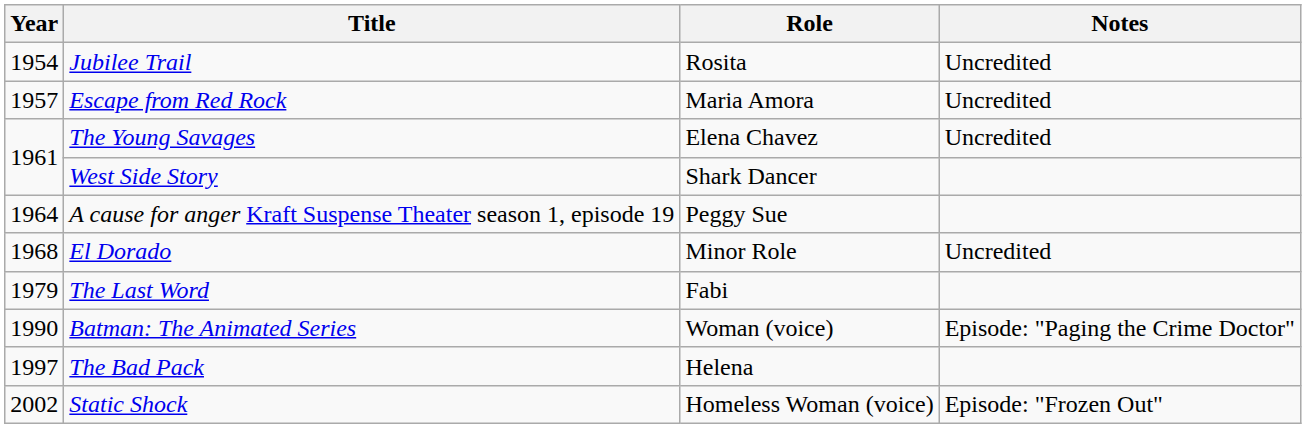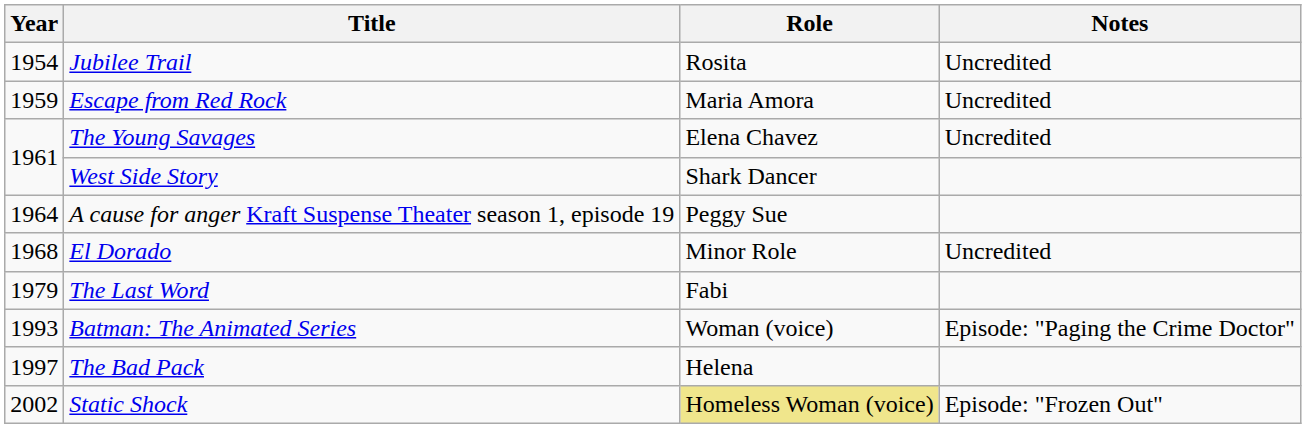(34, 99) 1957 -> (34, 99) 1959
(34, 328) 1990 -> (34, 328) 1993
(810, 404) no background -> (810, 404) khaki background
